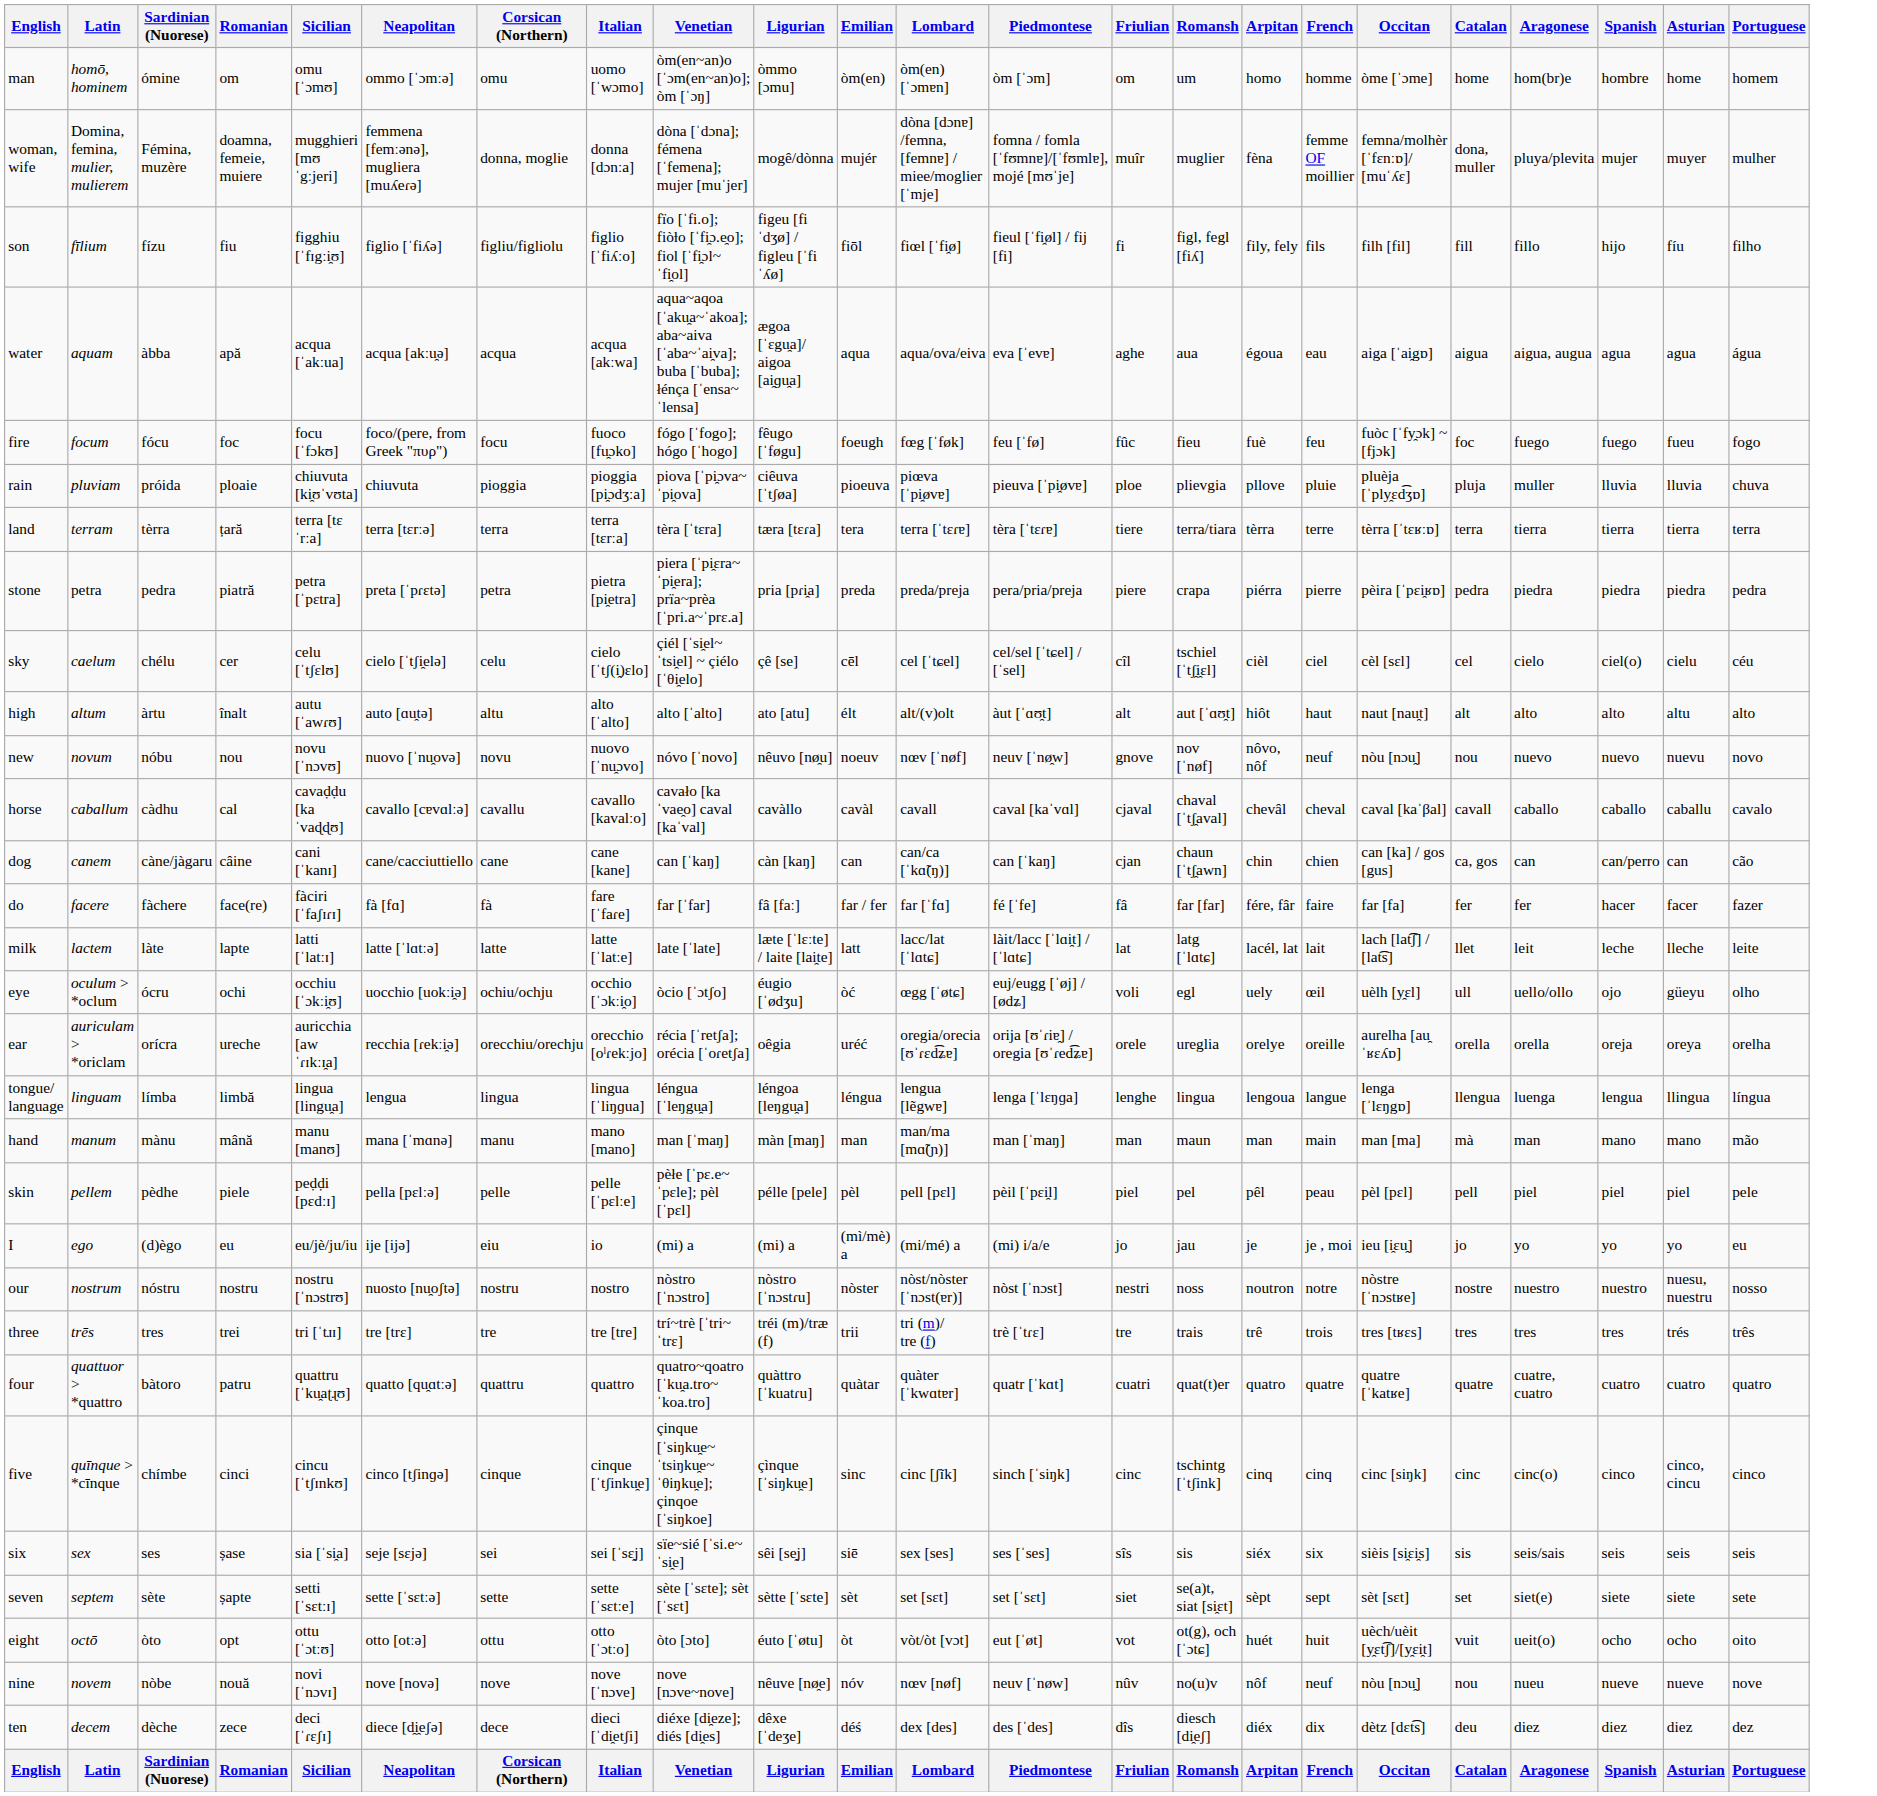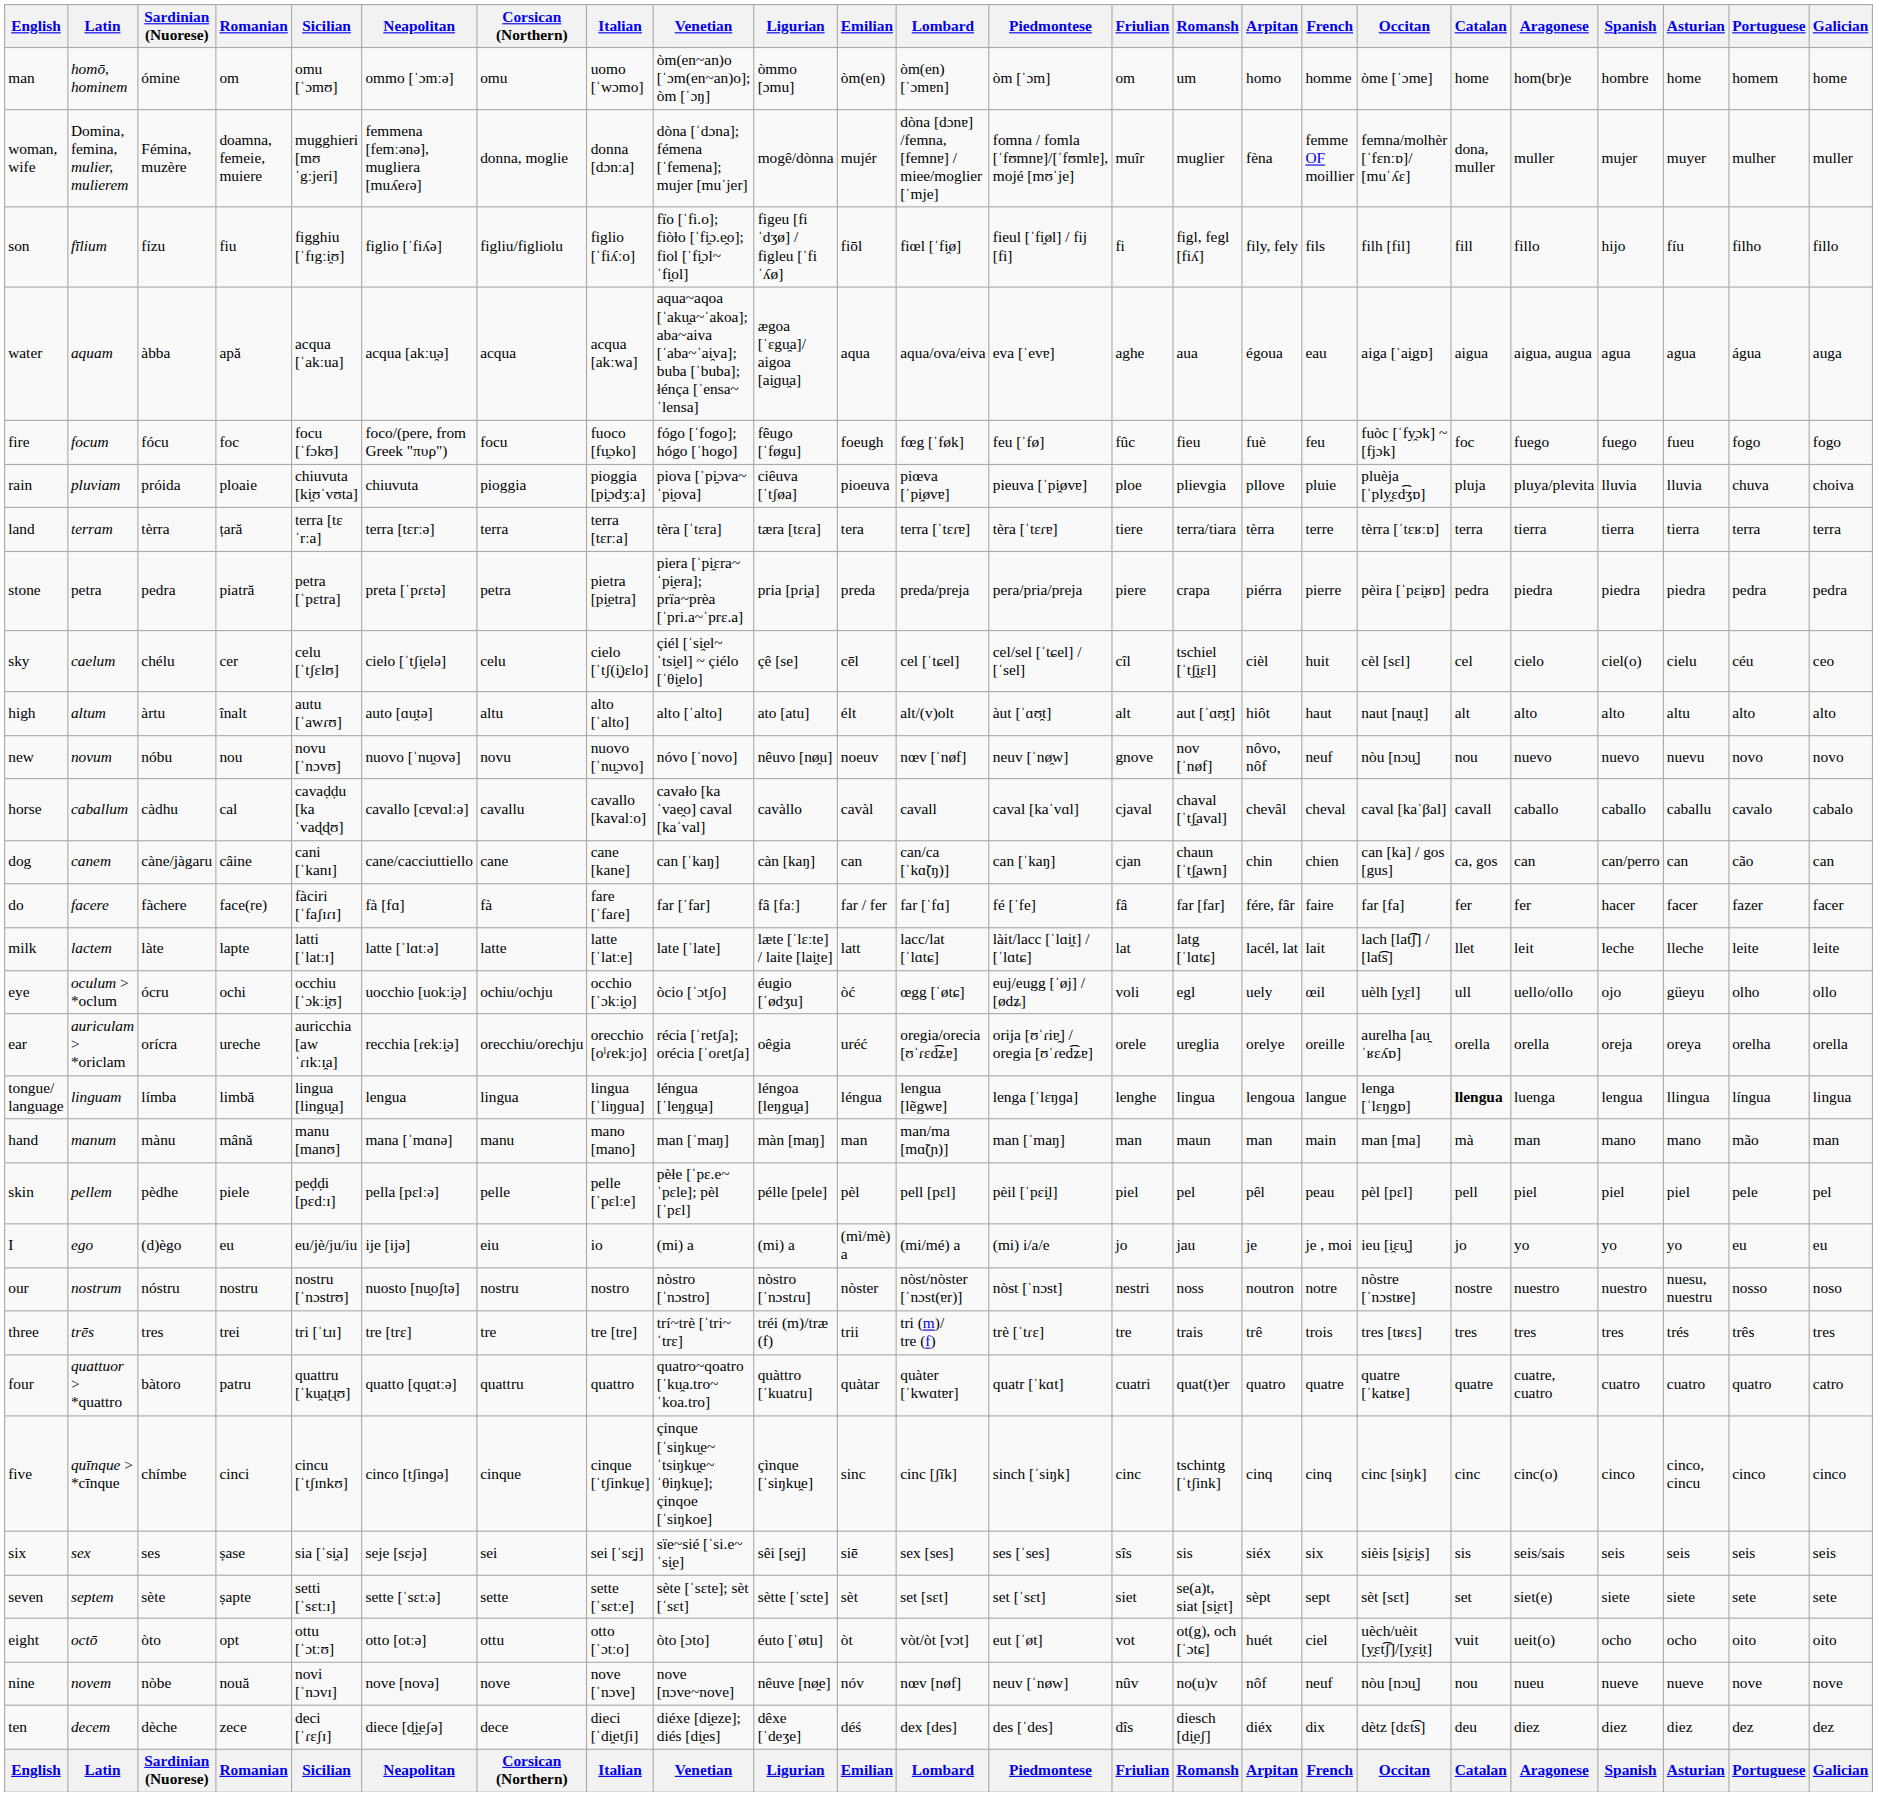+ column: (1841, 25)
(1554, 157) pluya/plevita -> (1534, 157) muller
(1534, 485) muller -> (1554, 485) pluya/plevita
(1317, 660) ciel -> (1317, 660) huit
(1477, 1096) normal -> (1479, 1096) bold
(1317, 1639) huit -> (1317, 1639) ciel
